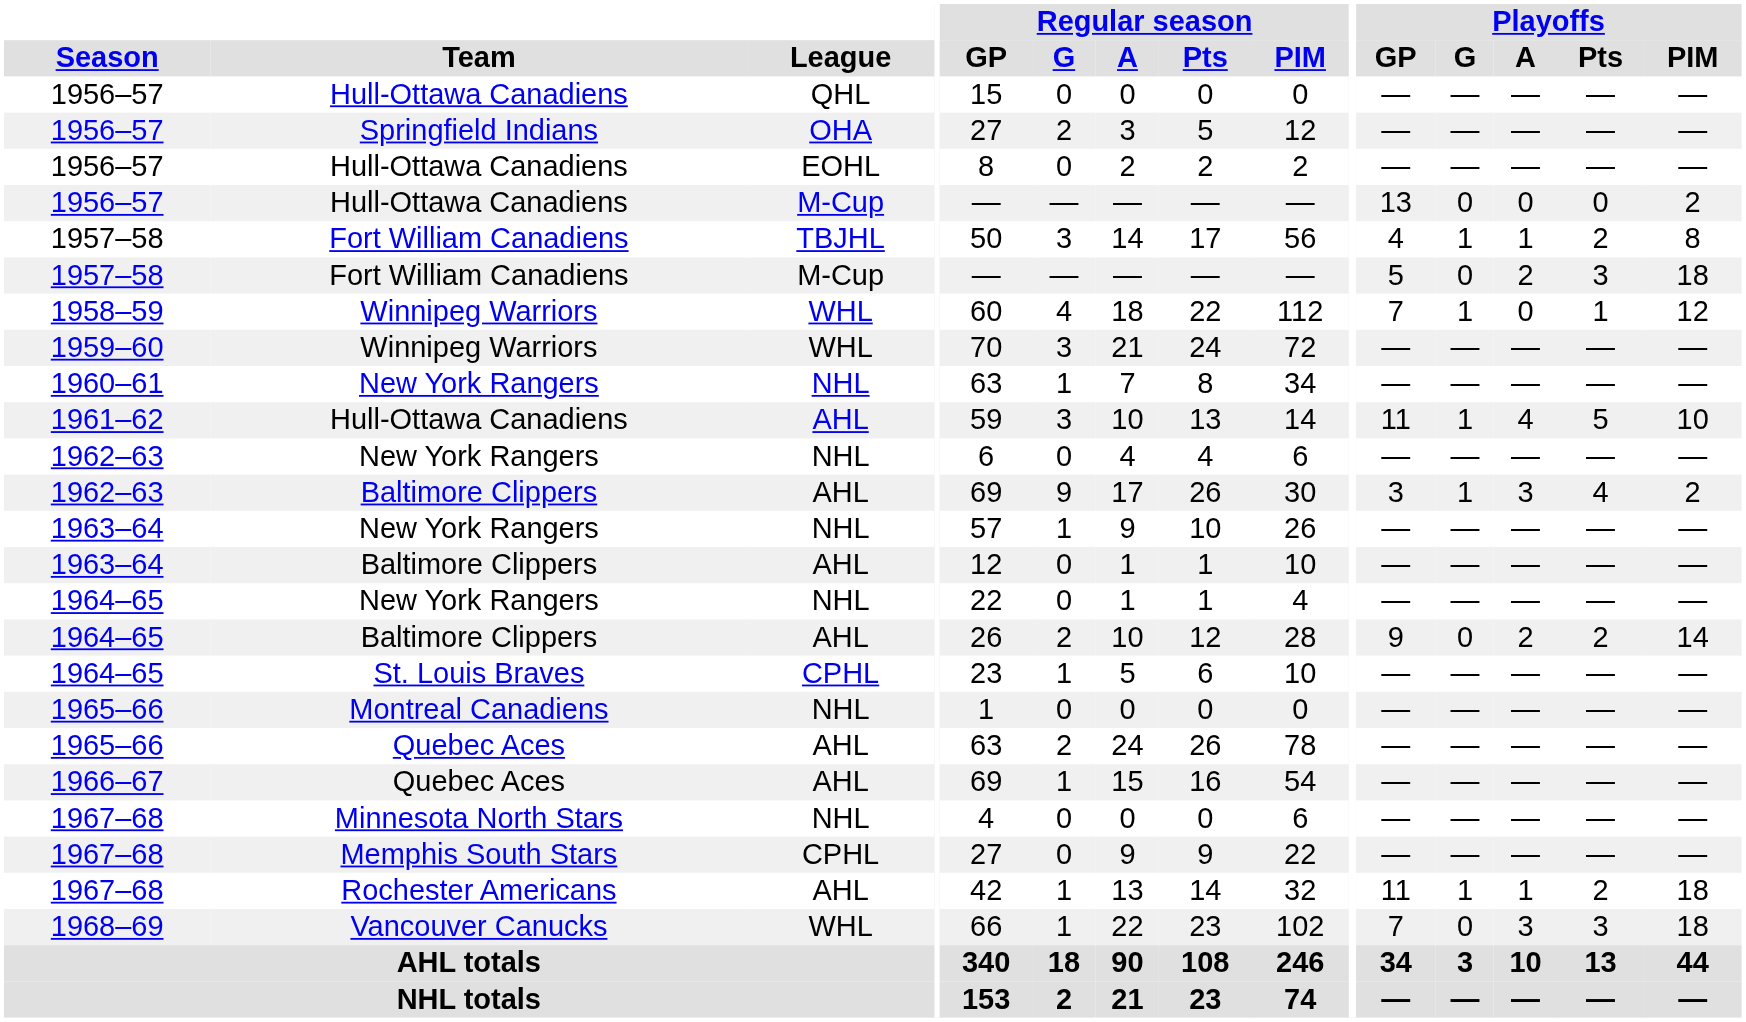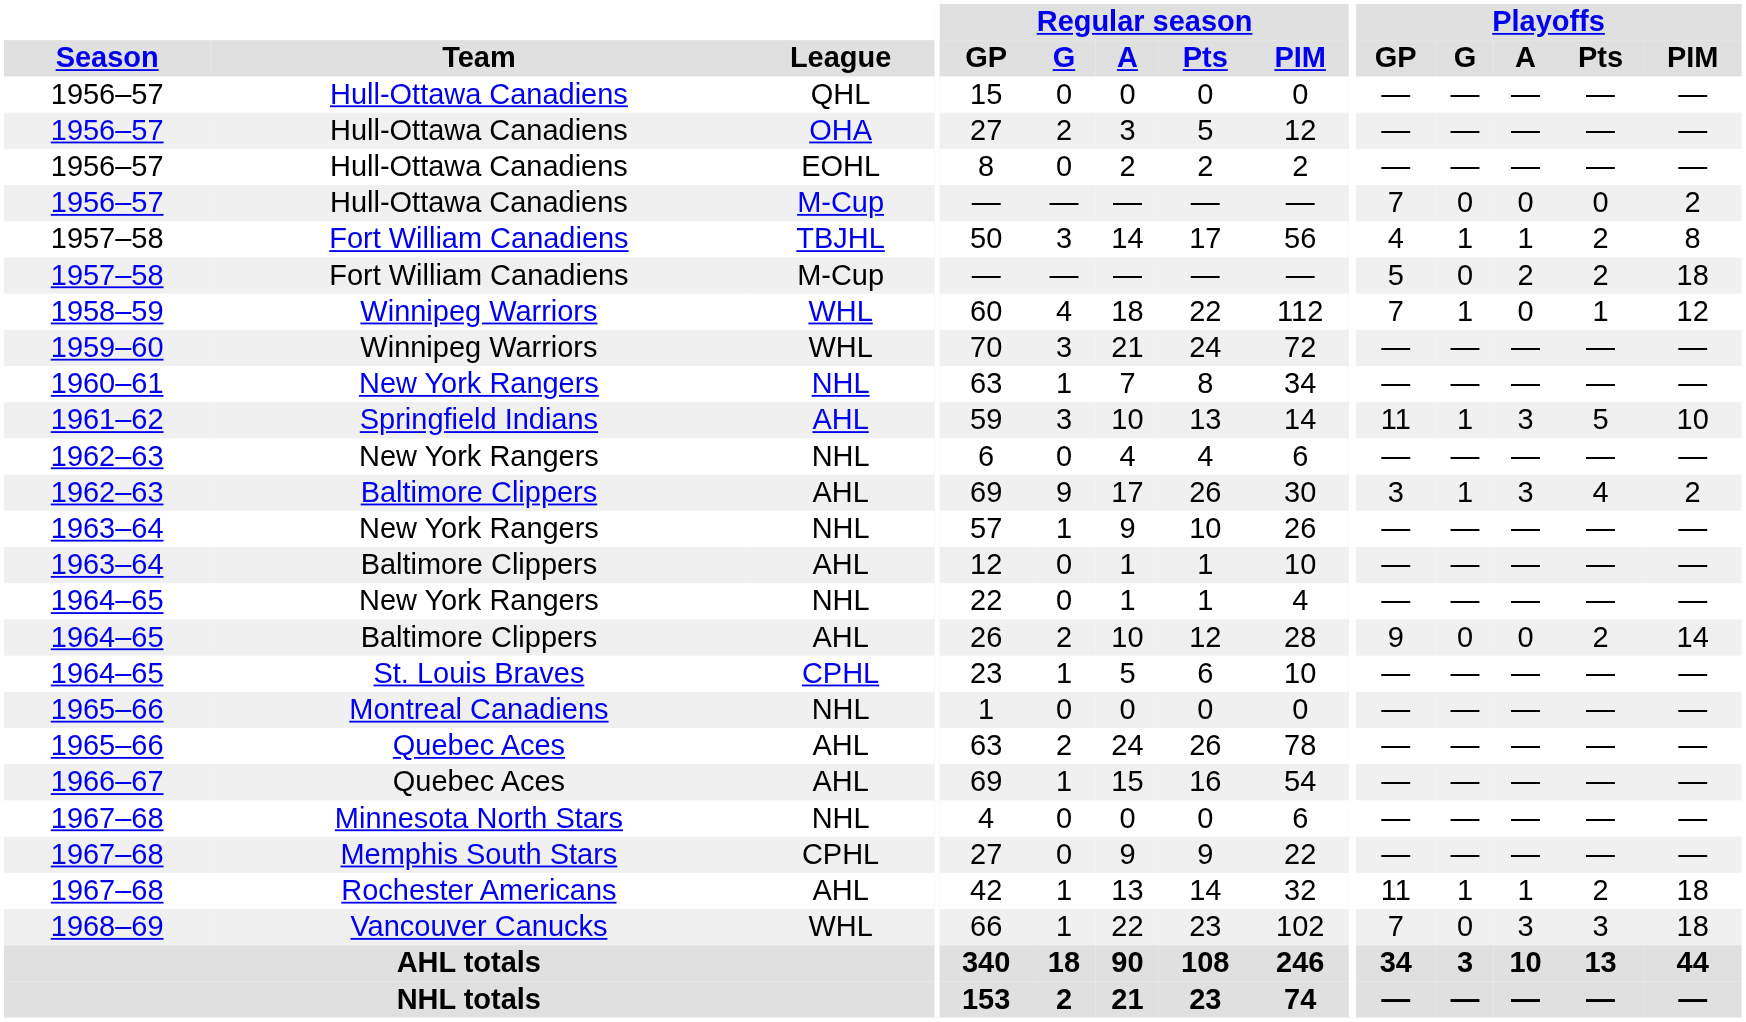(479, 130) Springfield Indians -> (479, 130) Hull-Ottawa Canadiens
(1396, 202) 13 -> (1396, 202) 7
(1601, 275) 3 -> (1601, 275) 2
(479, 419) Hull-Ottawa Canadiens -> (479, 419) Springfield Indians
(1526, 419) 4 -> (1526, 419) 3
(1526, 637) 2 -> (1526, 637) 0
